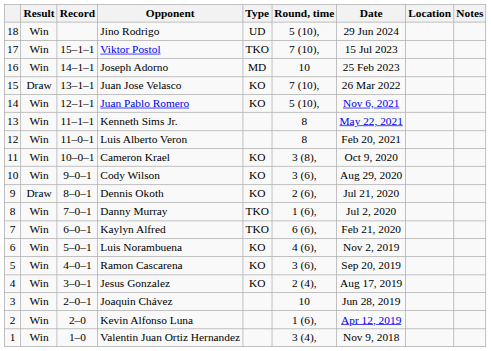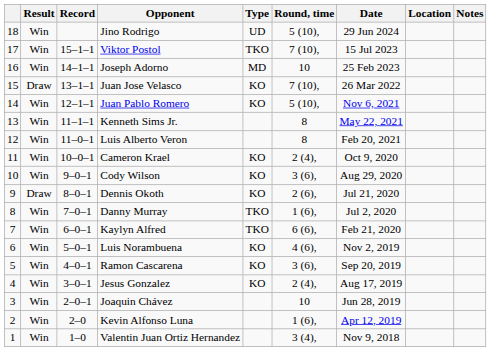(304, 157) 3 (8), -> (304, 157) 2 (4),
